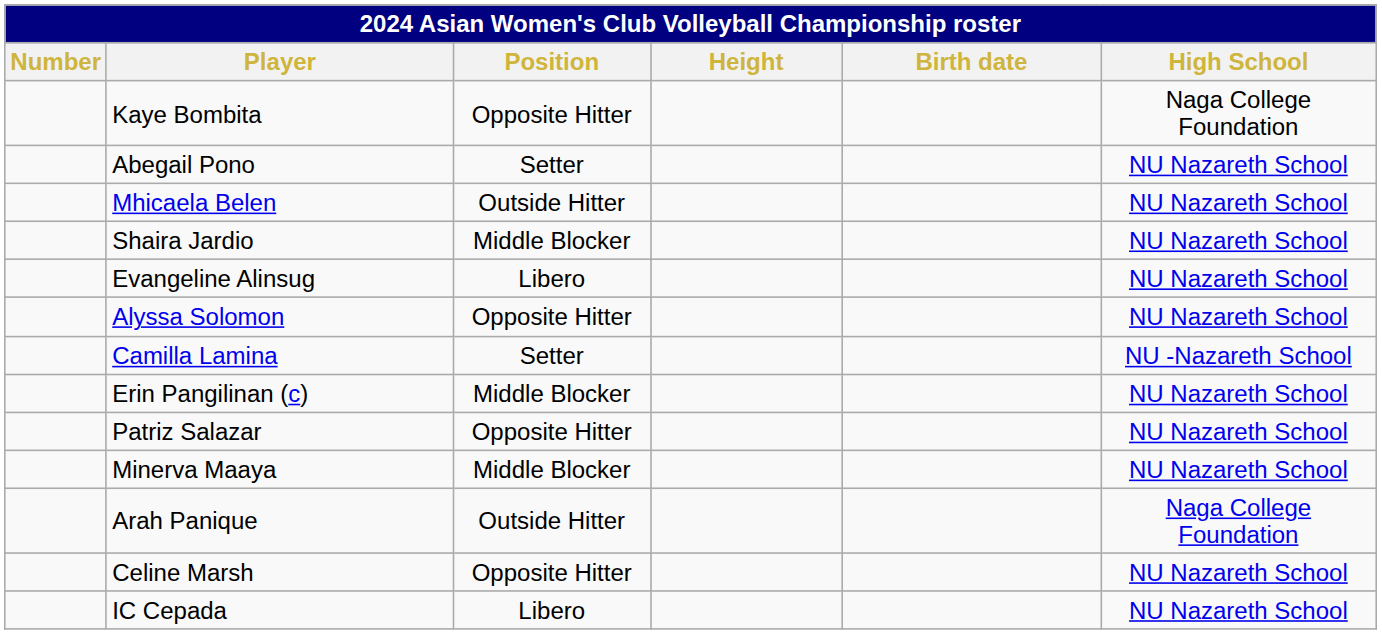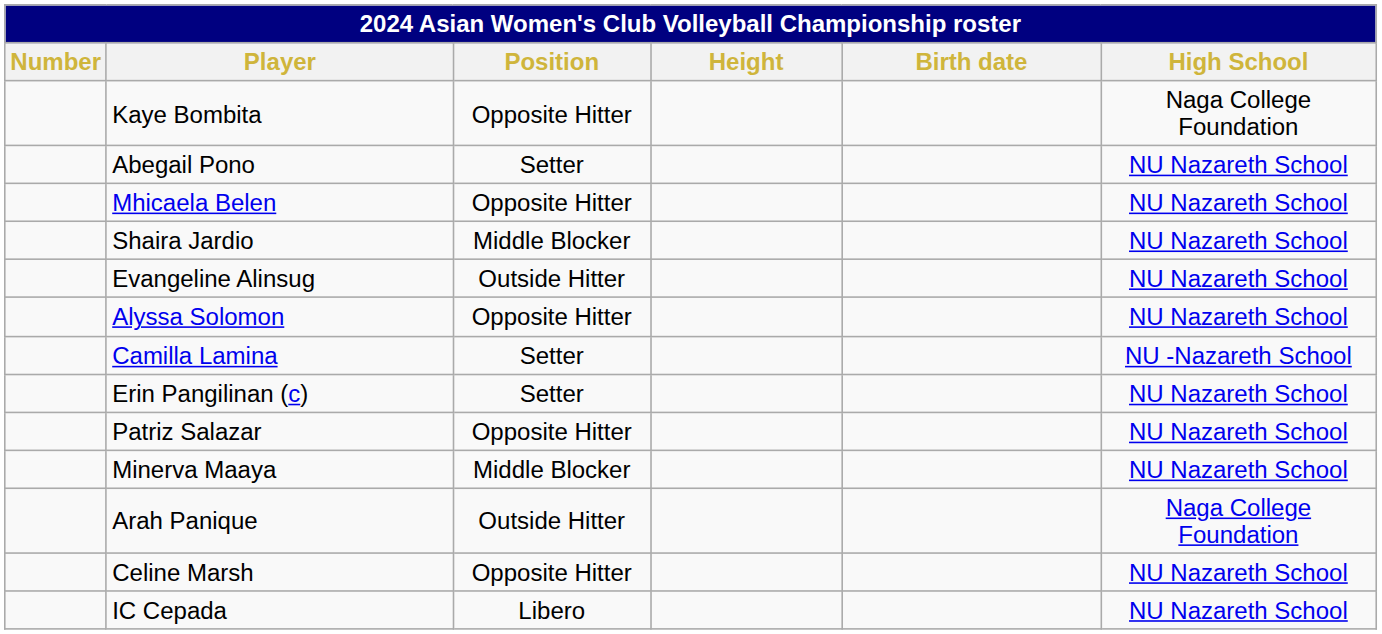(552, 203) Outside Hitter -> (552, 203) Opposite Hitter
(552, 279) Libero -> (552, 279) Outside Hitter
(552, 393) Middle Blocker -> (552, 393) Setter
